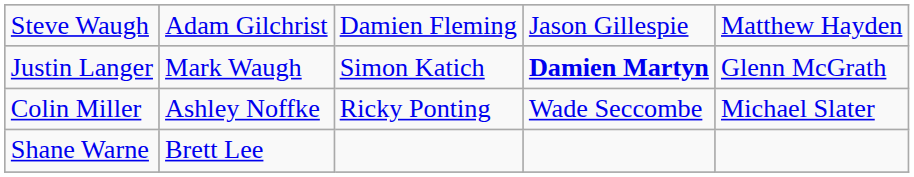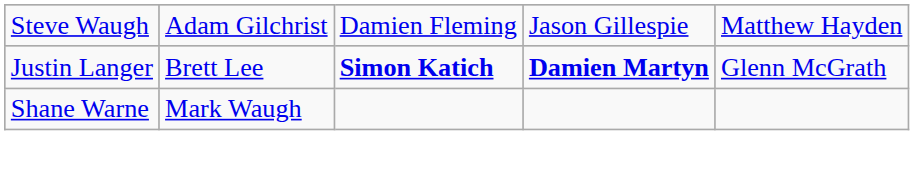(233, 66) Mark Waugh -> (214, 66) Brett Lee
(412, 66) normal -> (417, 66) bold
- row: (76, 108)
(214, 150) Brett Lee -> (233, 108) Mark Waugh
